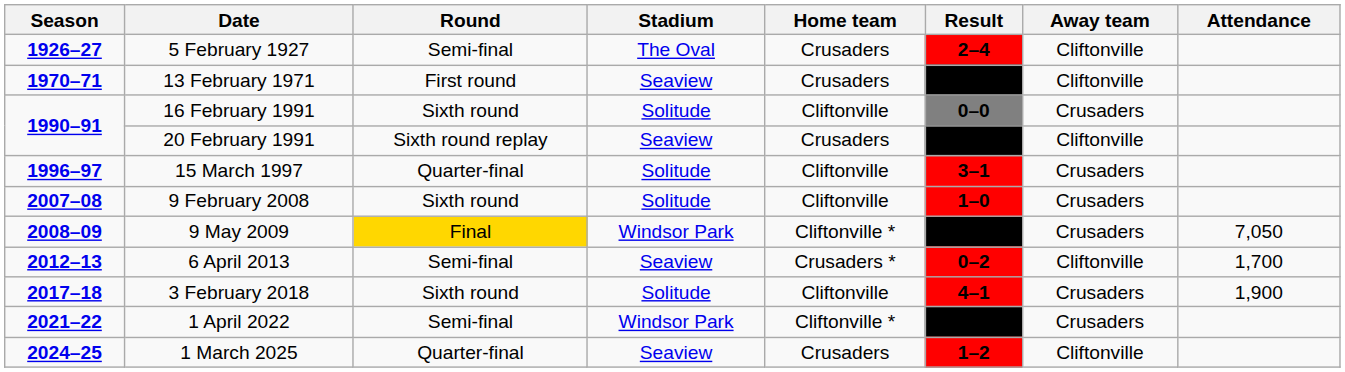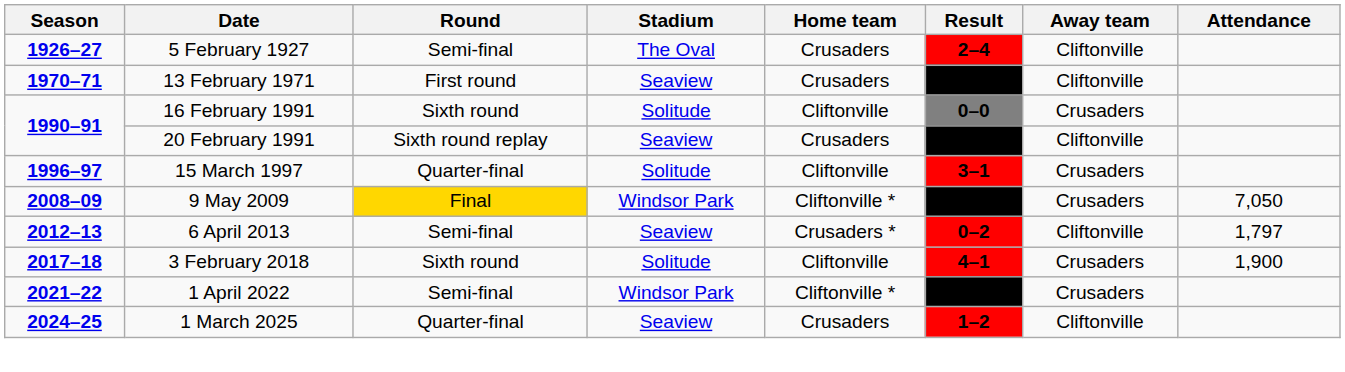- row: (239, 201)
(1259, 261) 1,700 -> (1259, 231) 1,797
